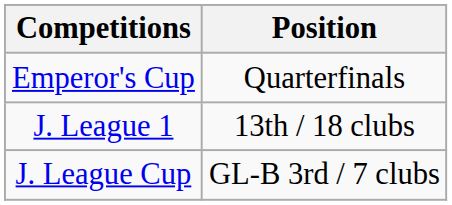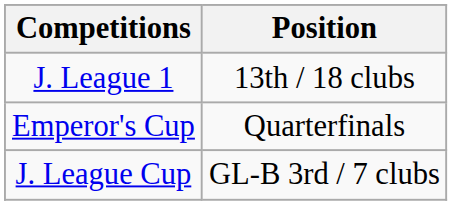rows swapped: (103, 125) <-> (103, 77)
